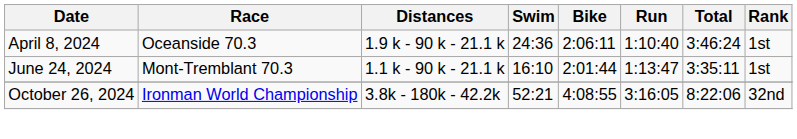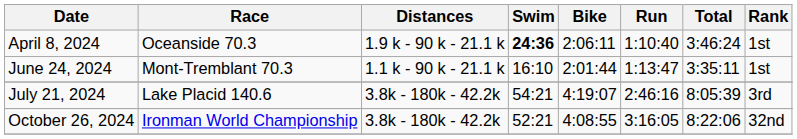(533, 43) normal -> (533, 43) bold
+ row: (57, 95)
